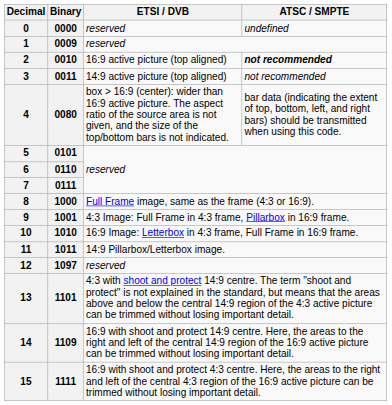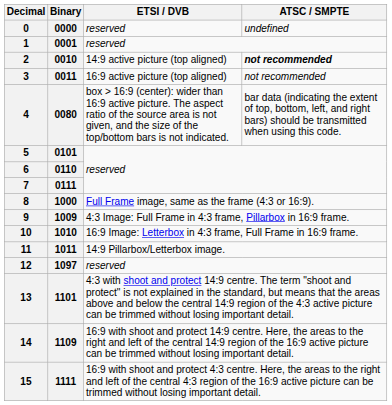(66, 44) 0009 -> (66, 44) 0001
(156, 60) 16:9 active picture (top aligned) -> (156, 60) 14:9 active picture (top aligned)
(156, 76) 14:9 active picture (top aligned) -> (156, 76) 16:9 active picture (top aligned)
(66, 217) 1001 -> (66, 217) 1009
